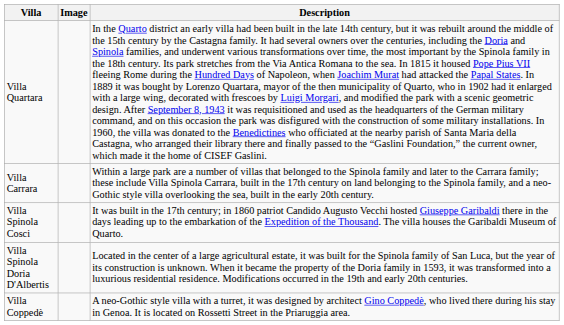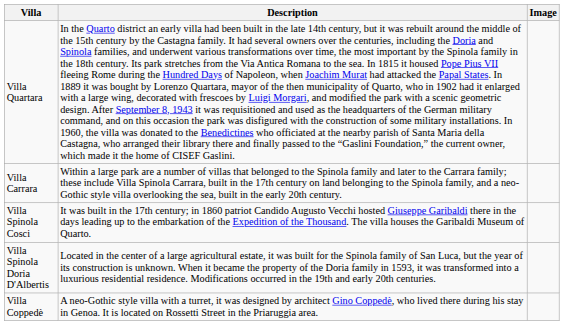columns swapped: (74, 12) <-> (325, 12)
